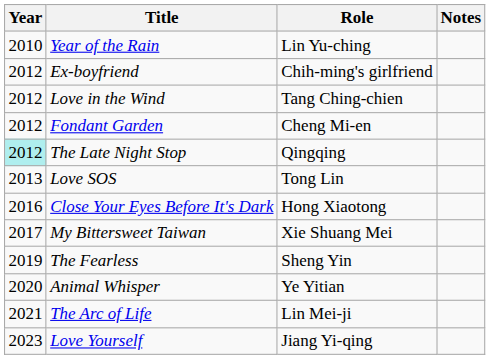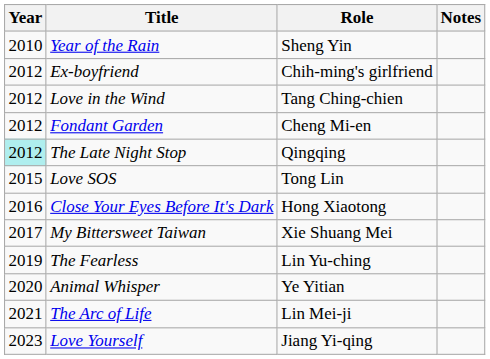(326, 44) Lin Yu-ching -> (317, 44) Sheng Yin
(25, 179) 2013 -> (25, 179) 2015
(317, 260) Sheng Yin -> (326, 260) Lin Yu-ching
